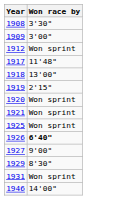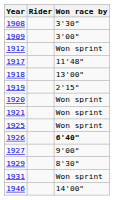+ column: (40, 11)
